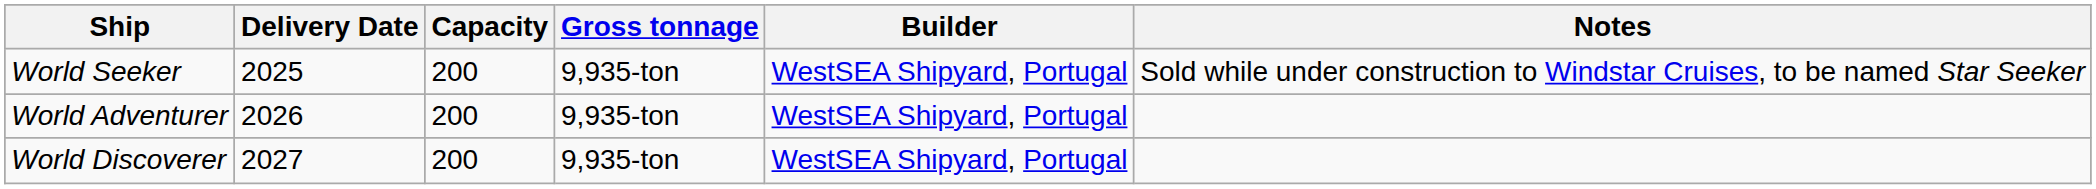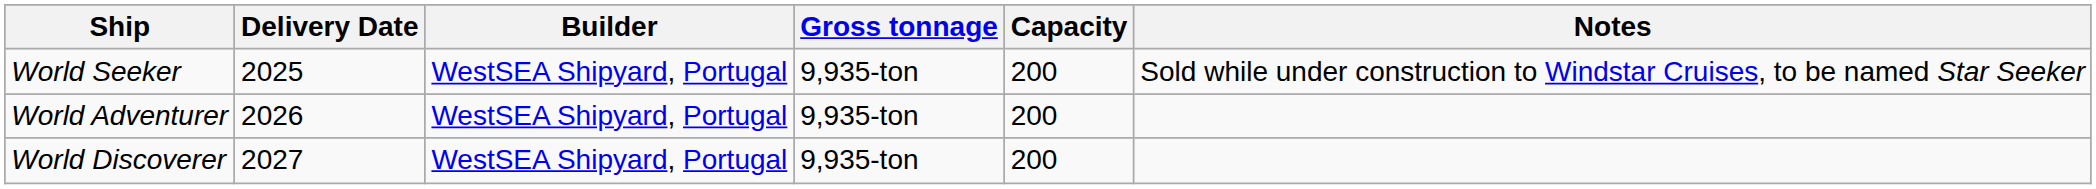columns swapped: (949, 26) <-> (490, 26)
